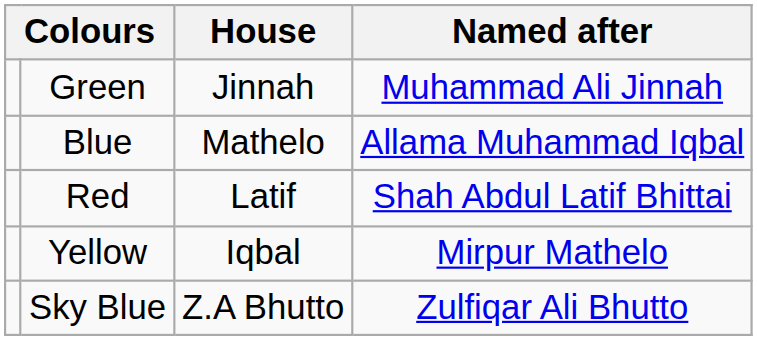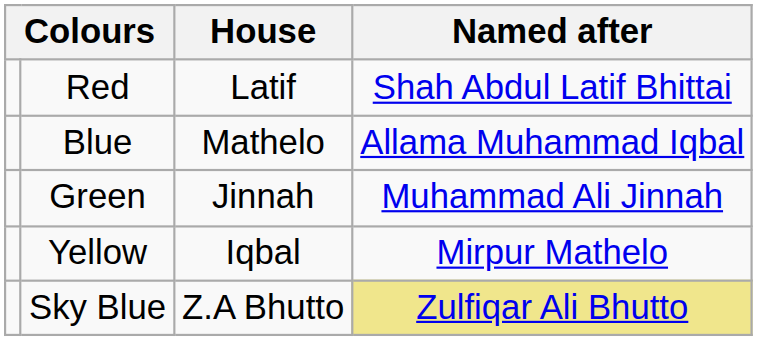rows swapped: (98, 87) <-> (98, 197)
(552, 307) no background -> (552, 307) khaki background
